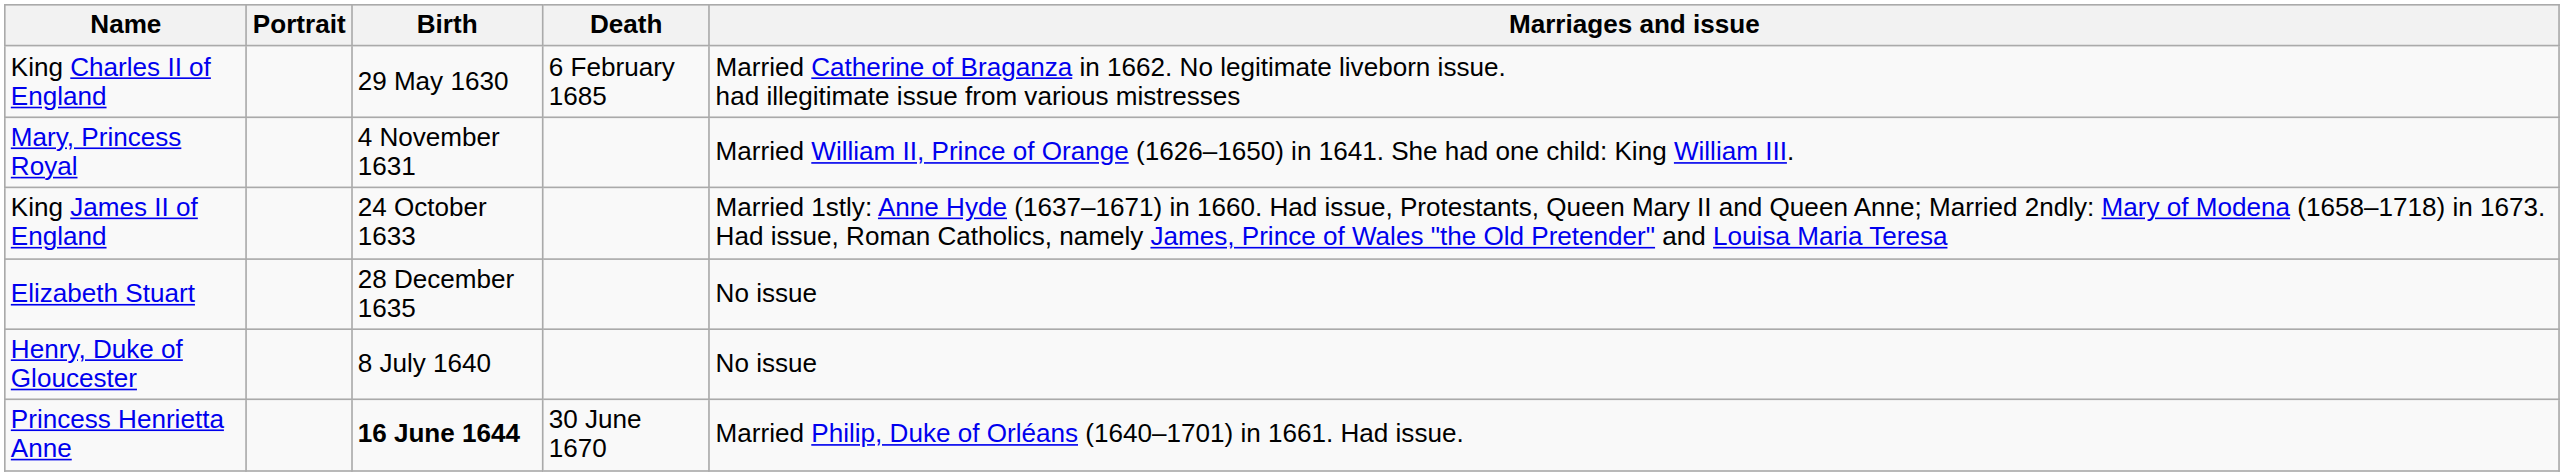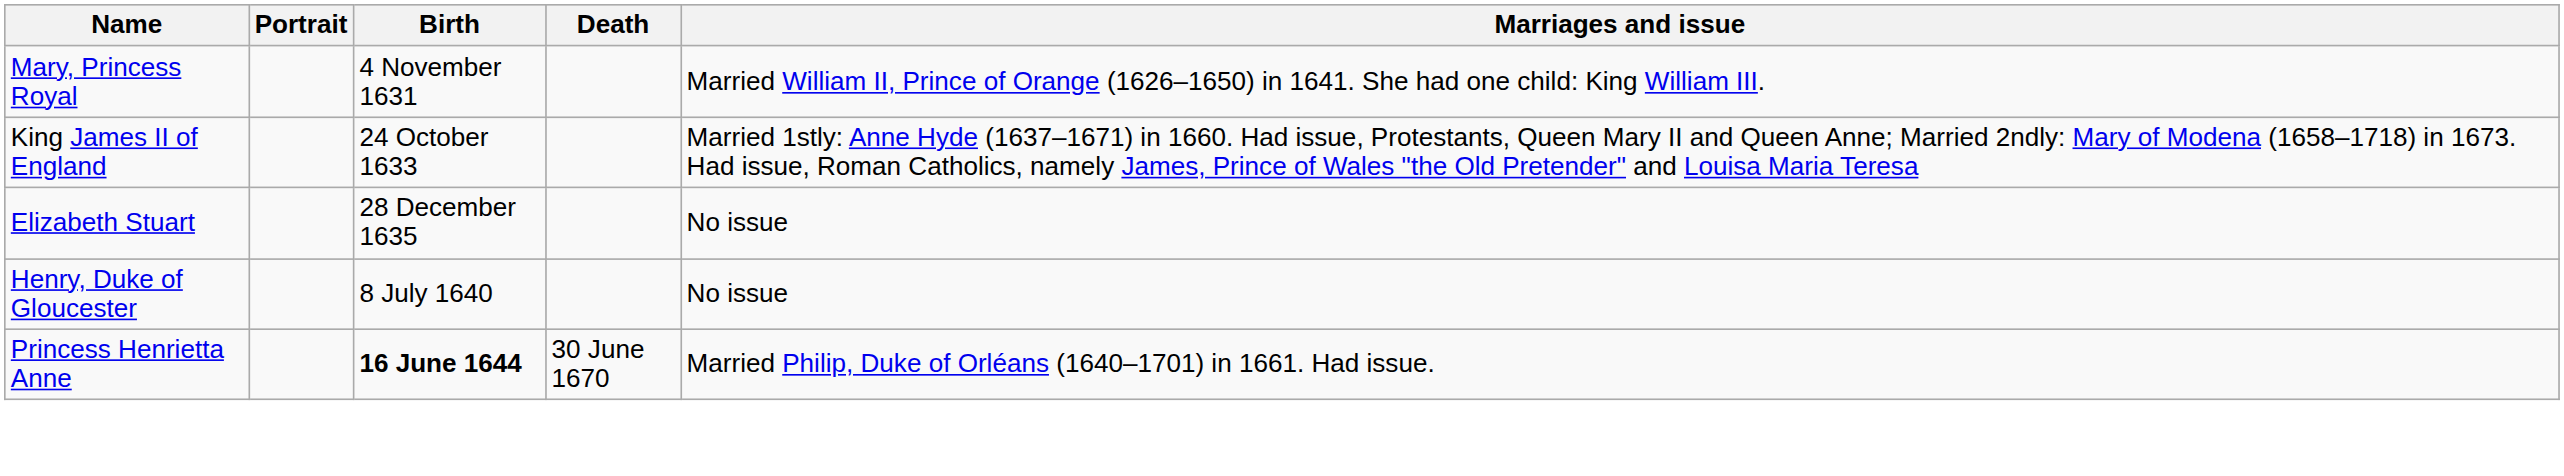- row: (111, 81)
